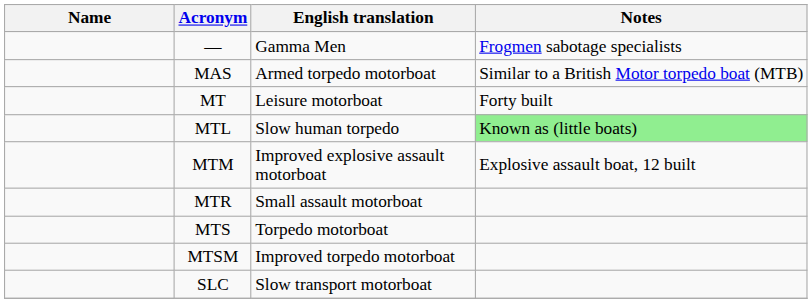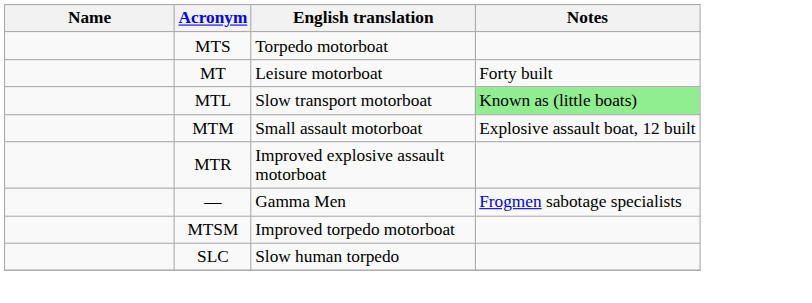rows swapped: (213, 45) <-> (213, 229)
- row: (213, 73)
(327, 127) Slow human torpedo -> (344, 100) Slow transport motorboat
(350, 164) Improved explosive assault motorboat -> (339, 127) Small assault motorboat
(339, 202) Small assault motorboat -> (350, 164) Improved explosive assault motorboat
(344, 284) Slow transport motorboat -> (327, 256) Slow human torpedo
